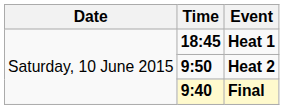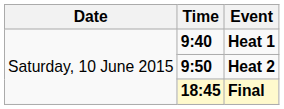(201, 41) 18:45 -> (196, 41) 9:40
(196, 91) 9:40 -> (201, 91) 18:45
